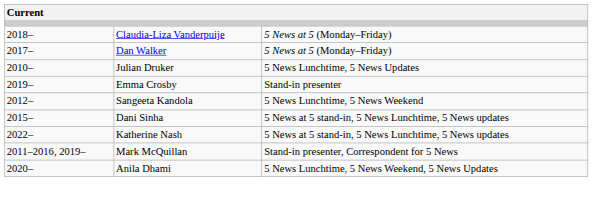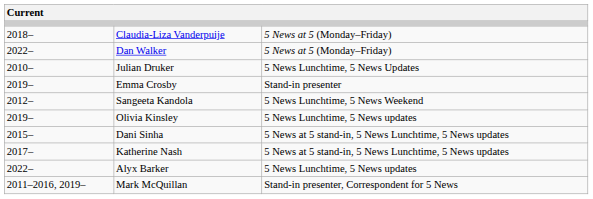(20, 51) 2017– -> (20, 51) 2022–
+ row: (147, 118)
(20, 134) 2022– -> (20, 151) 2017–
+ row: (142, 168)
- row: (143, 168)
